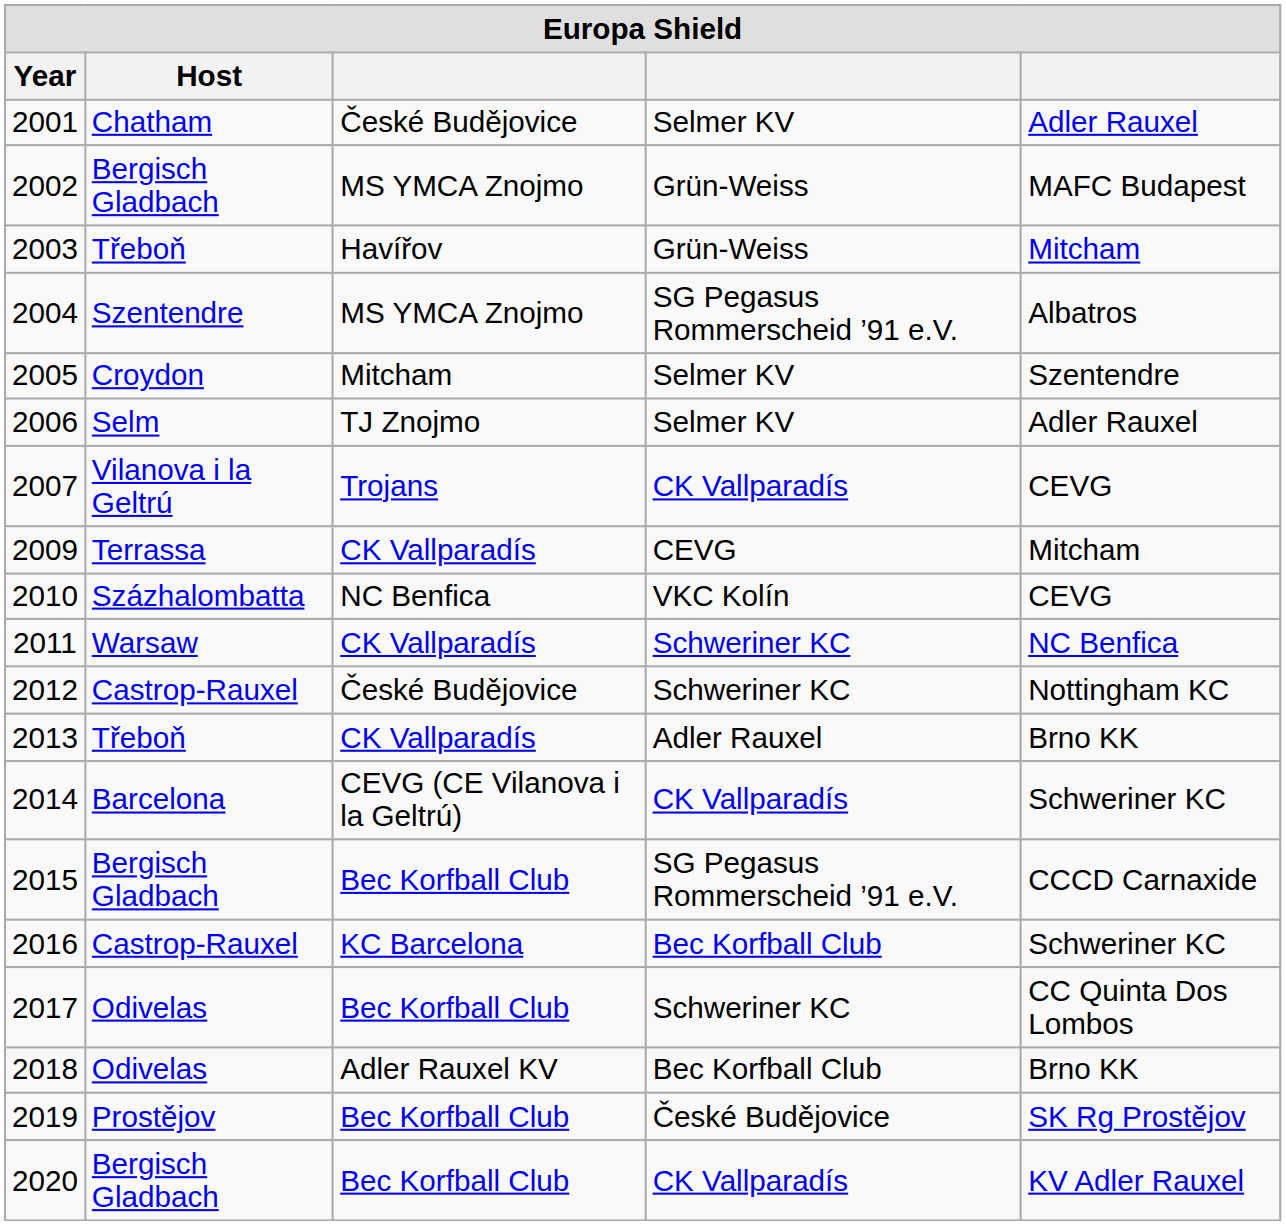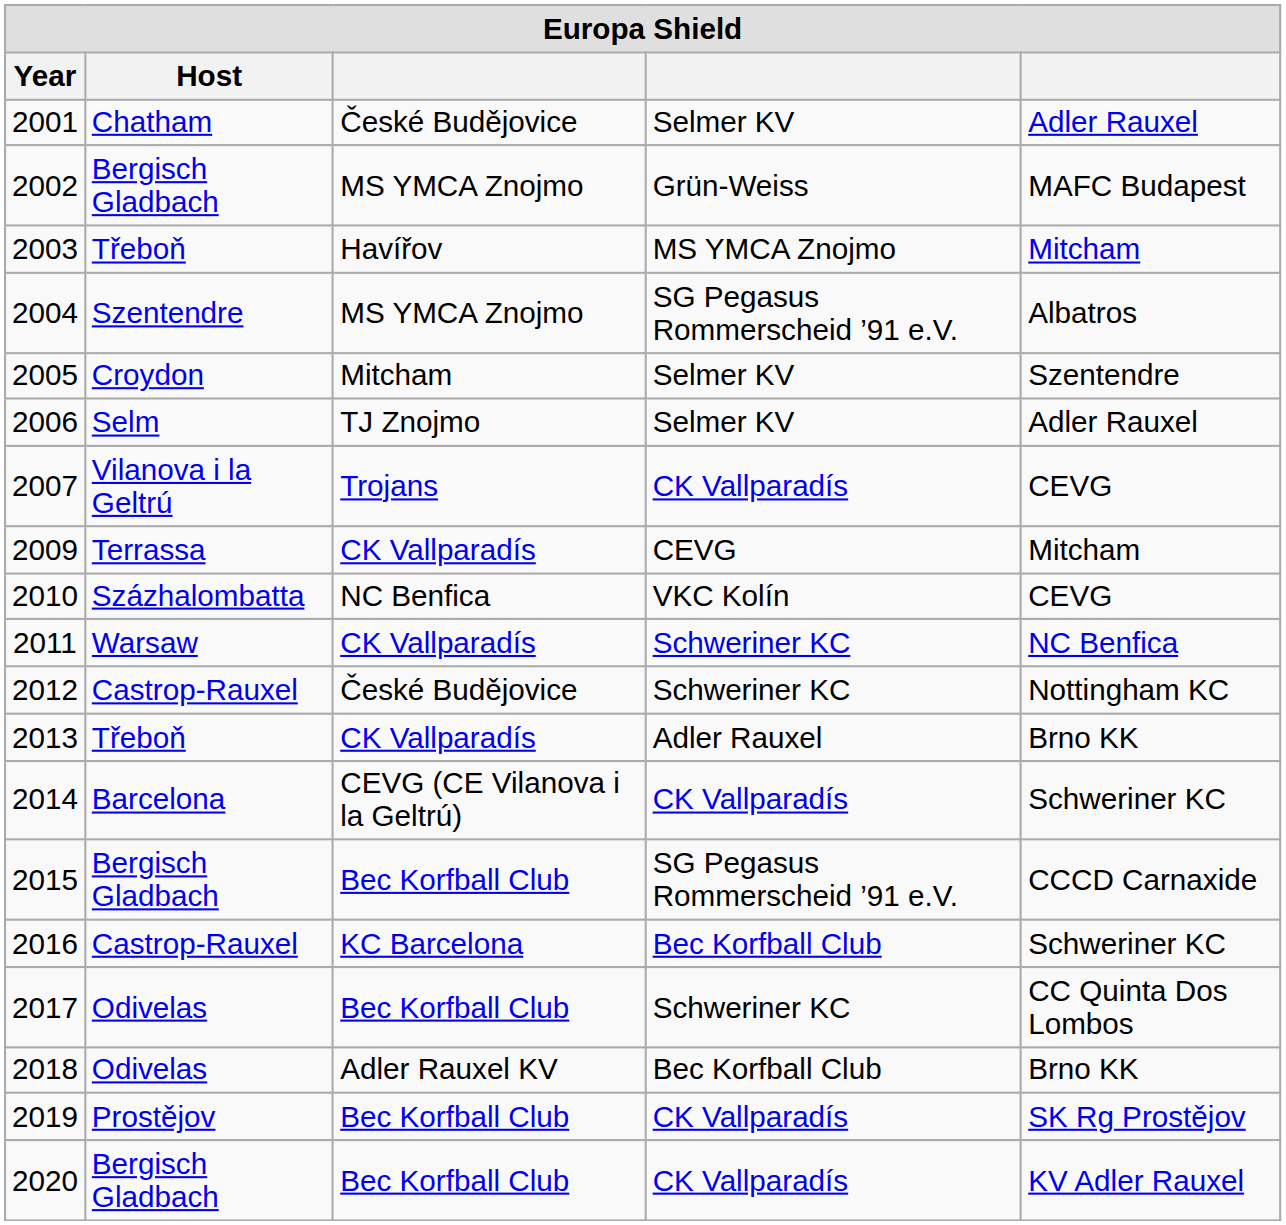(731, 249) Grün-Weiss -> (774, 249) MS YMCA Znojmo
(771, 1117) České Budějovice -> (750, 1117) CK Vallparadís
